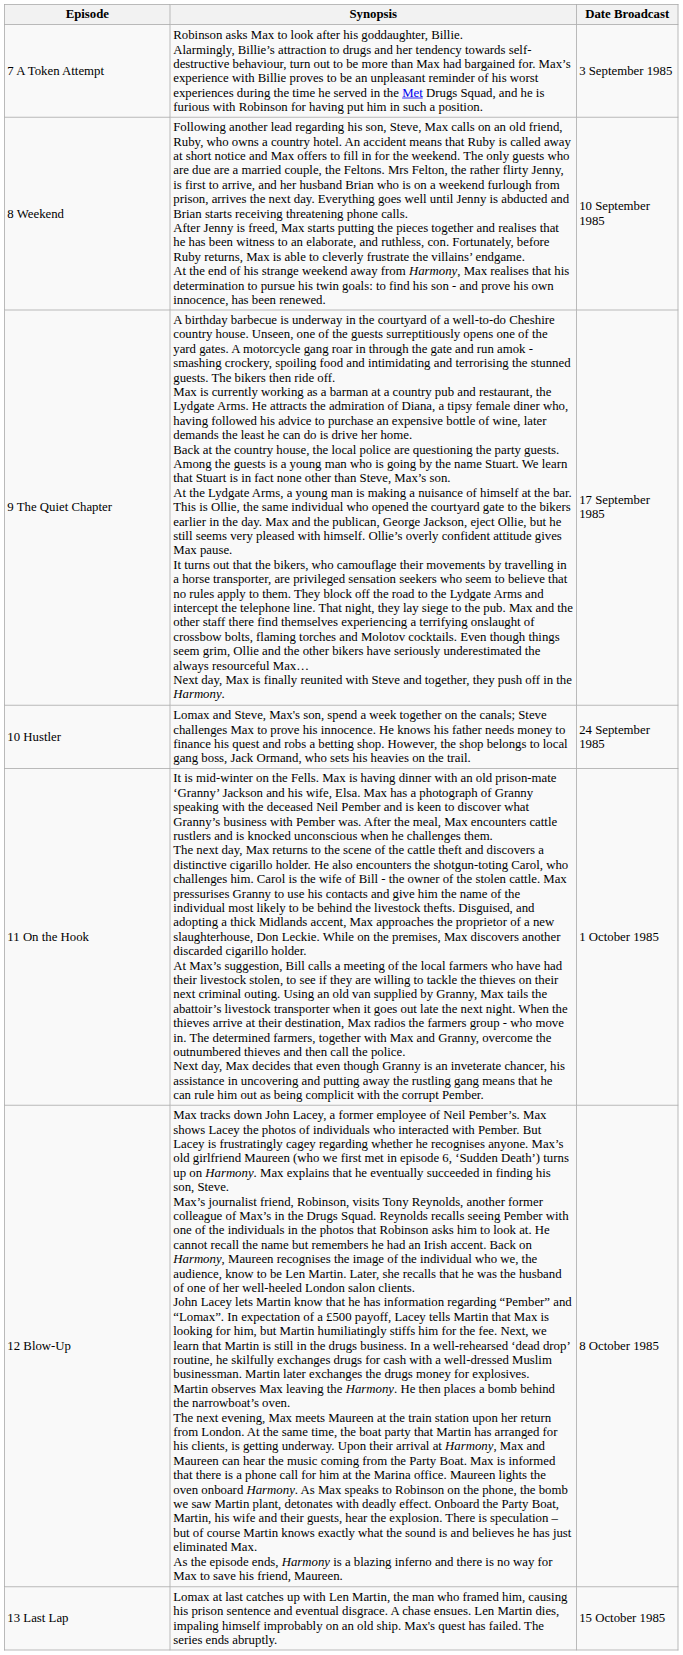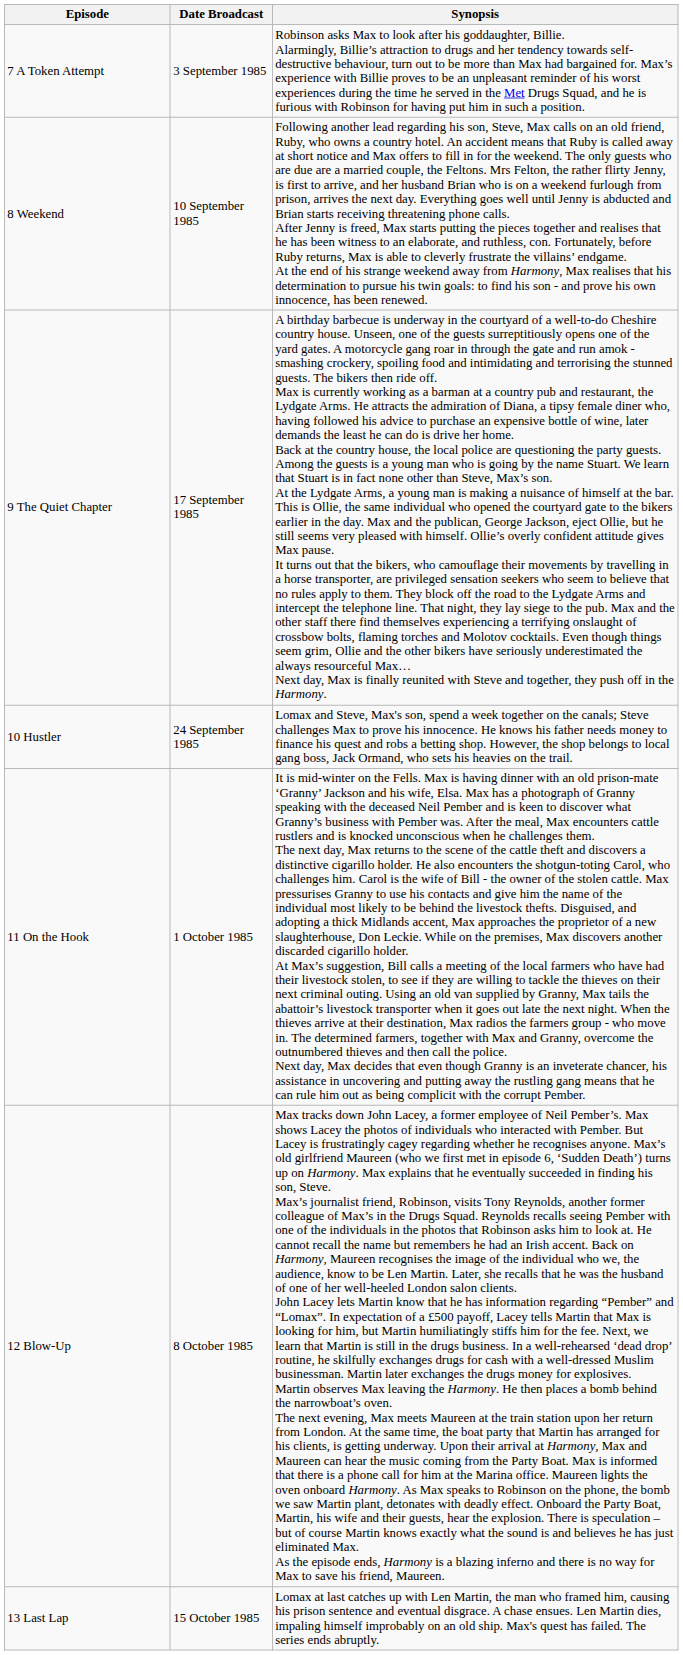columns swapped: (627, 14) <-> (373, 14)
